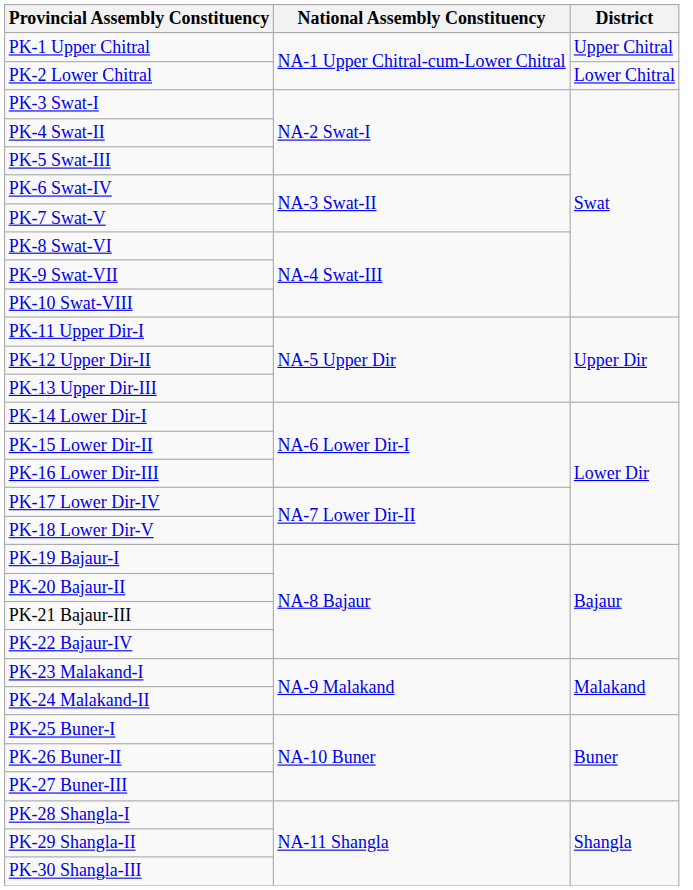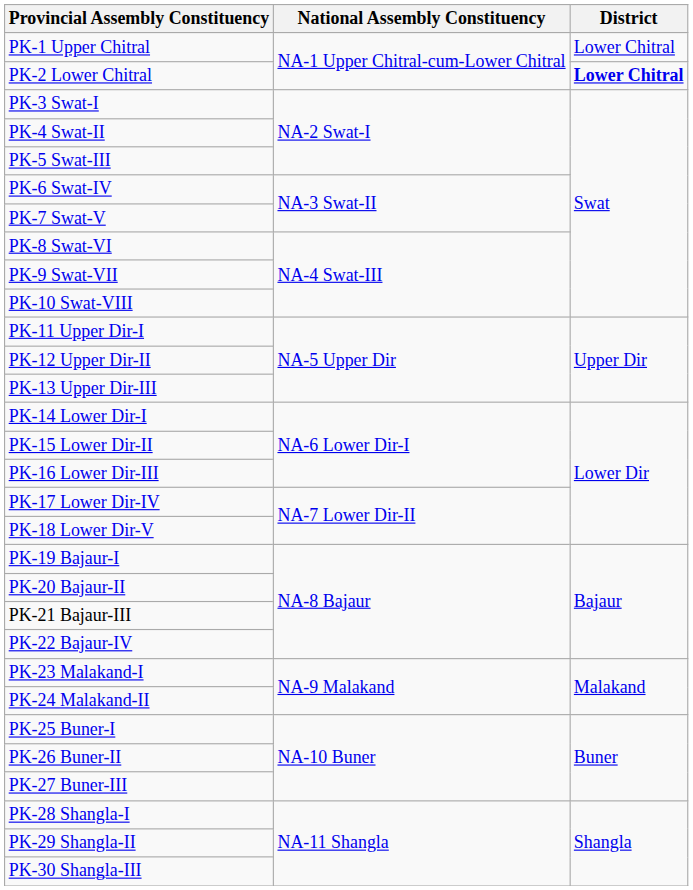(623, 47) Upper Chitral -> (624, 47) Lower Chitral
(624, 75) normal -> (629, 75) bold
